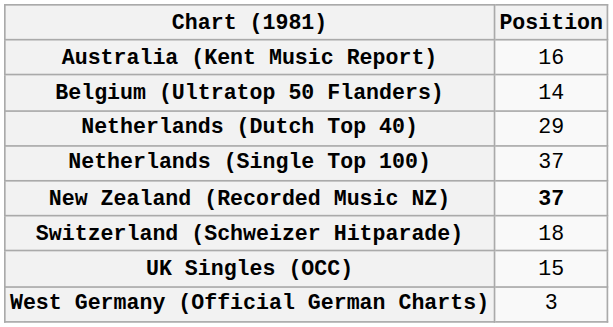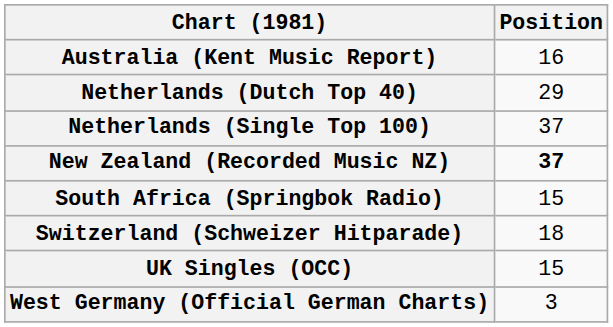- row: (250, 93)
+ row: (250, 198)
